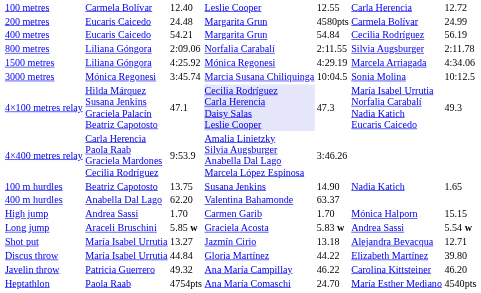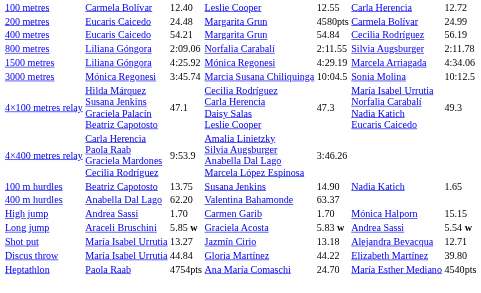(241, 107) lavender background -> (241, 107) no background
- row: (32, 269)
